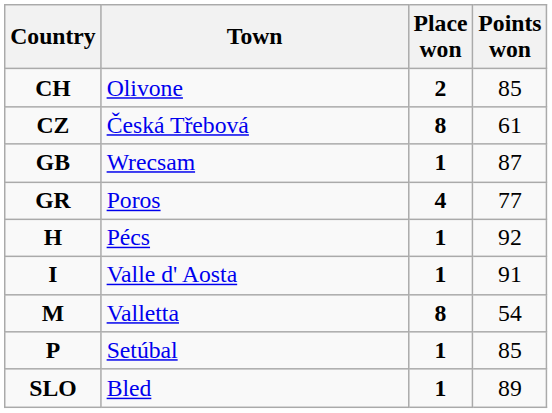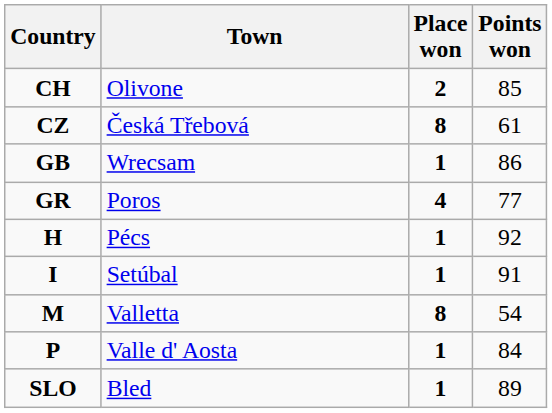(510, 162) 87 -> (510, 162) 86
(172, 275) Valle d' Aosta -> (142, 275) Setúbal
(142, 350) Setúbal -> (172, 350) Valle d' Aosta
(510, 350) 85 -> (510, 350) 84
